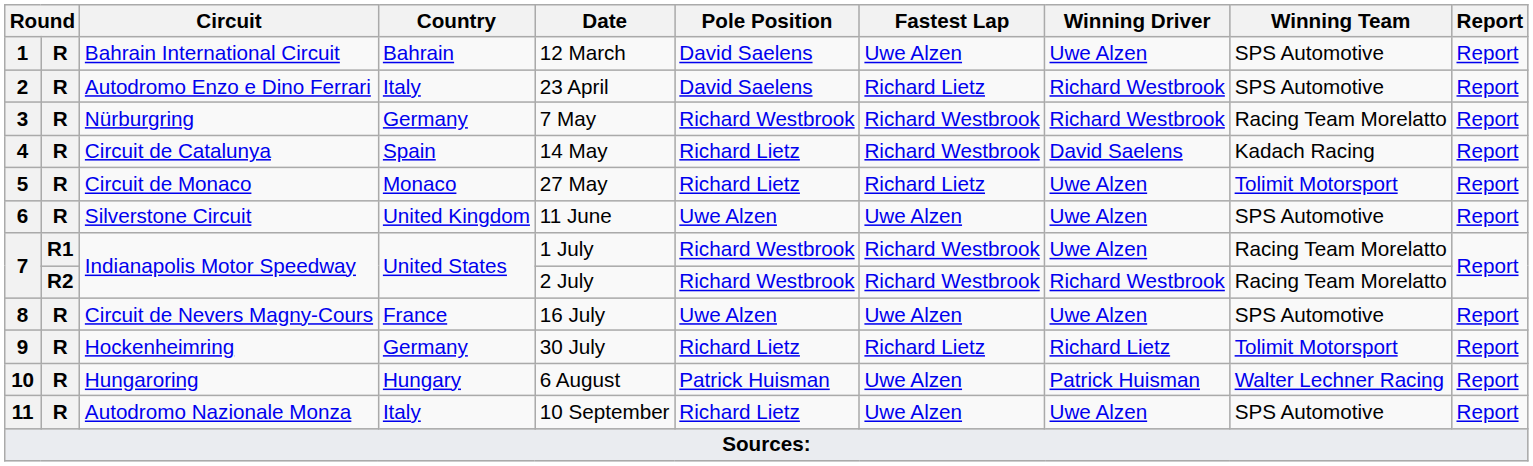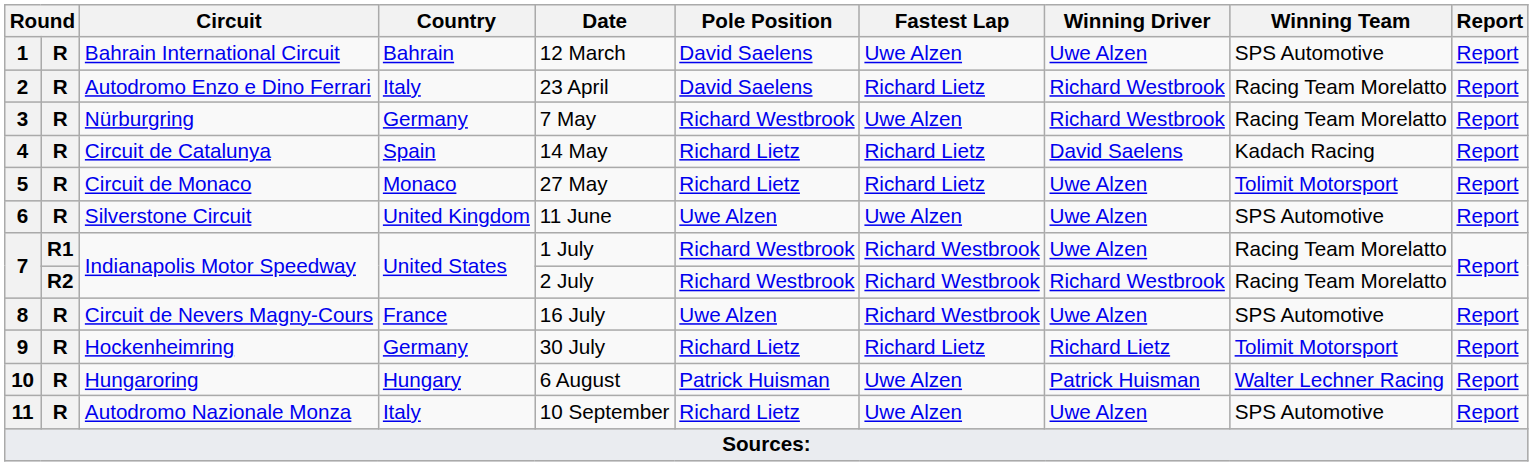(1309, 86) SPS Automotive -> (1341, 86) Racing Team Morelatto
(952, 118) Richard Westbrook -> (913, 118) Uwe Alzen
(952, 151) Richard Westbrook -> (925, 151) Richard Lietz
(913, 314) Uwe Alzen -> (952, 314) Richard Westbrook
